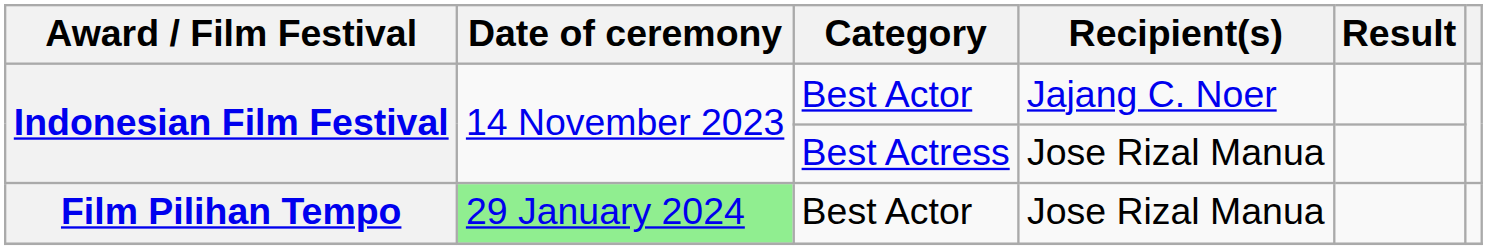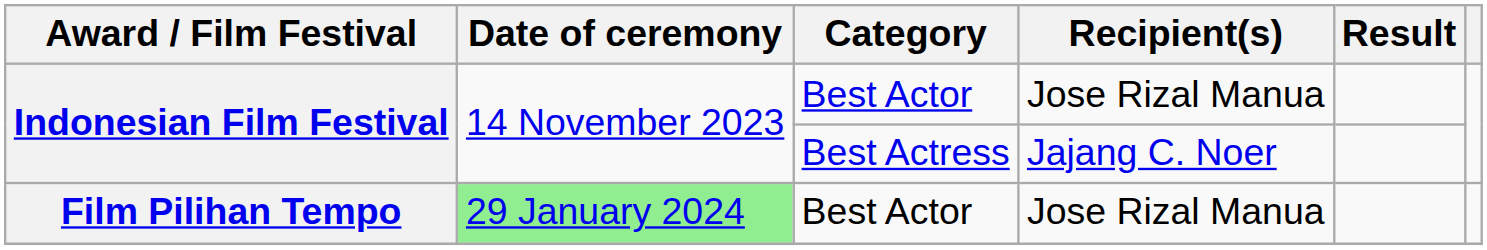(1152, 93) Jajang C. Noer -> (1176, 93) Jose Rizal Manua
(1176, 152) Jose Rizal Manua -> (1152, 152) Jajang C. Noer
